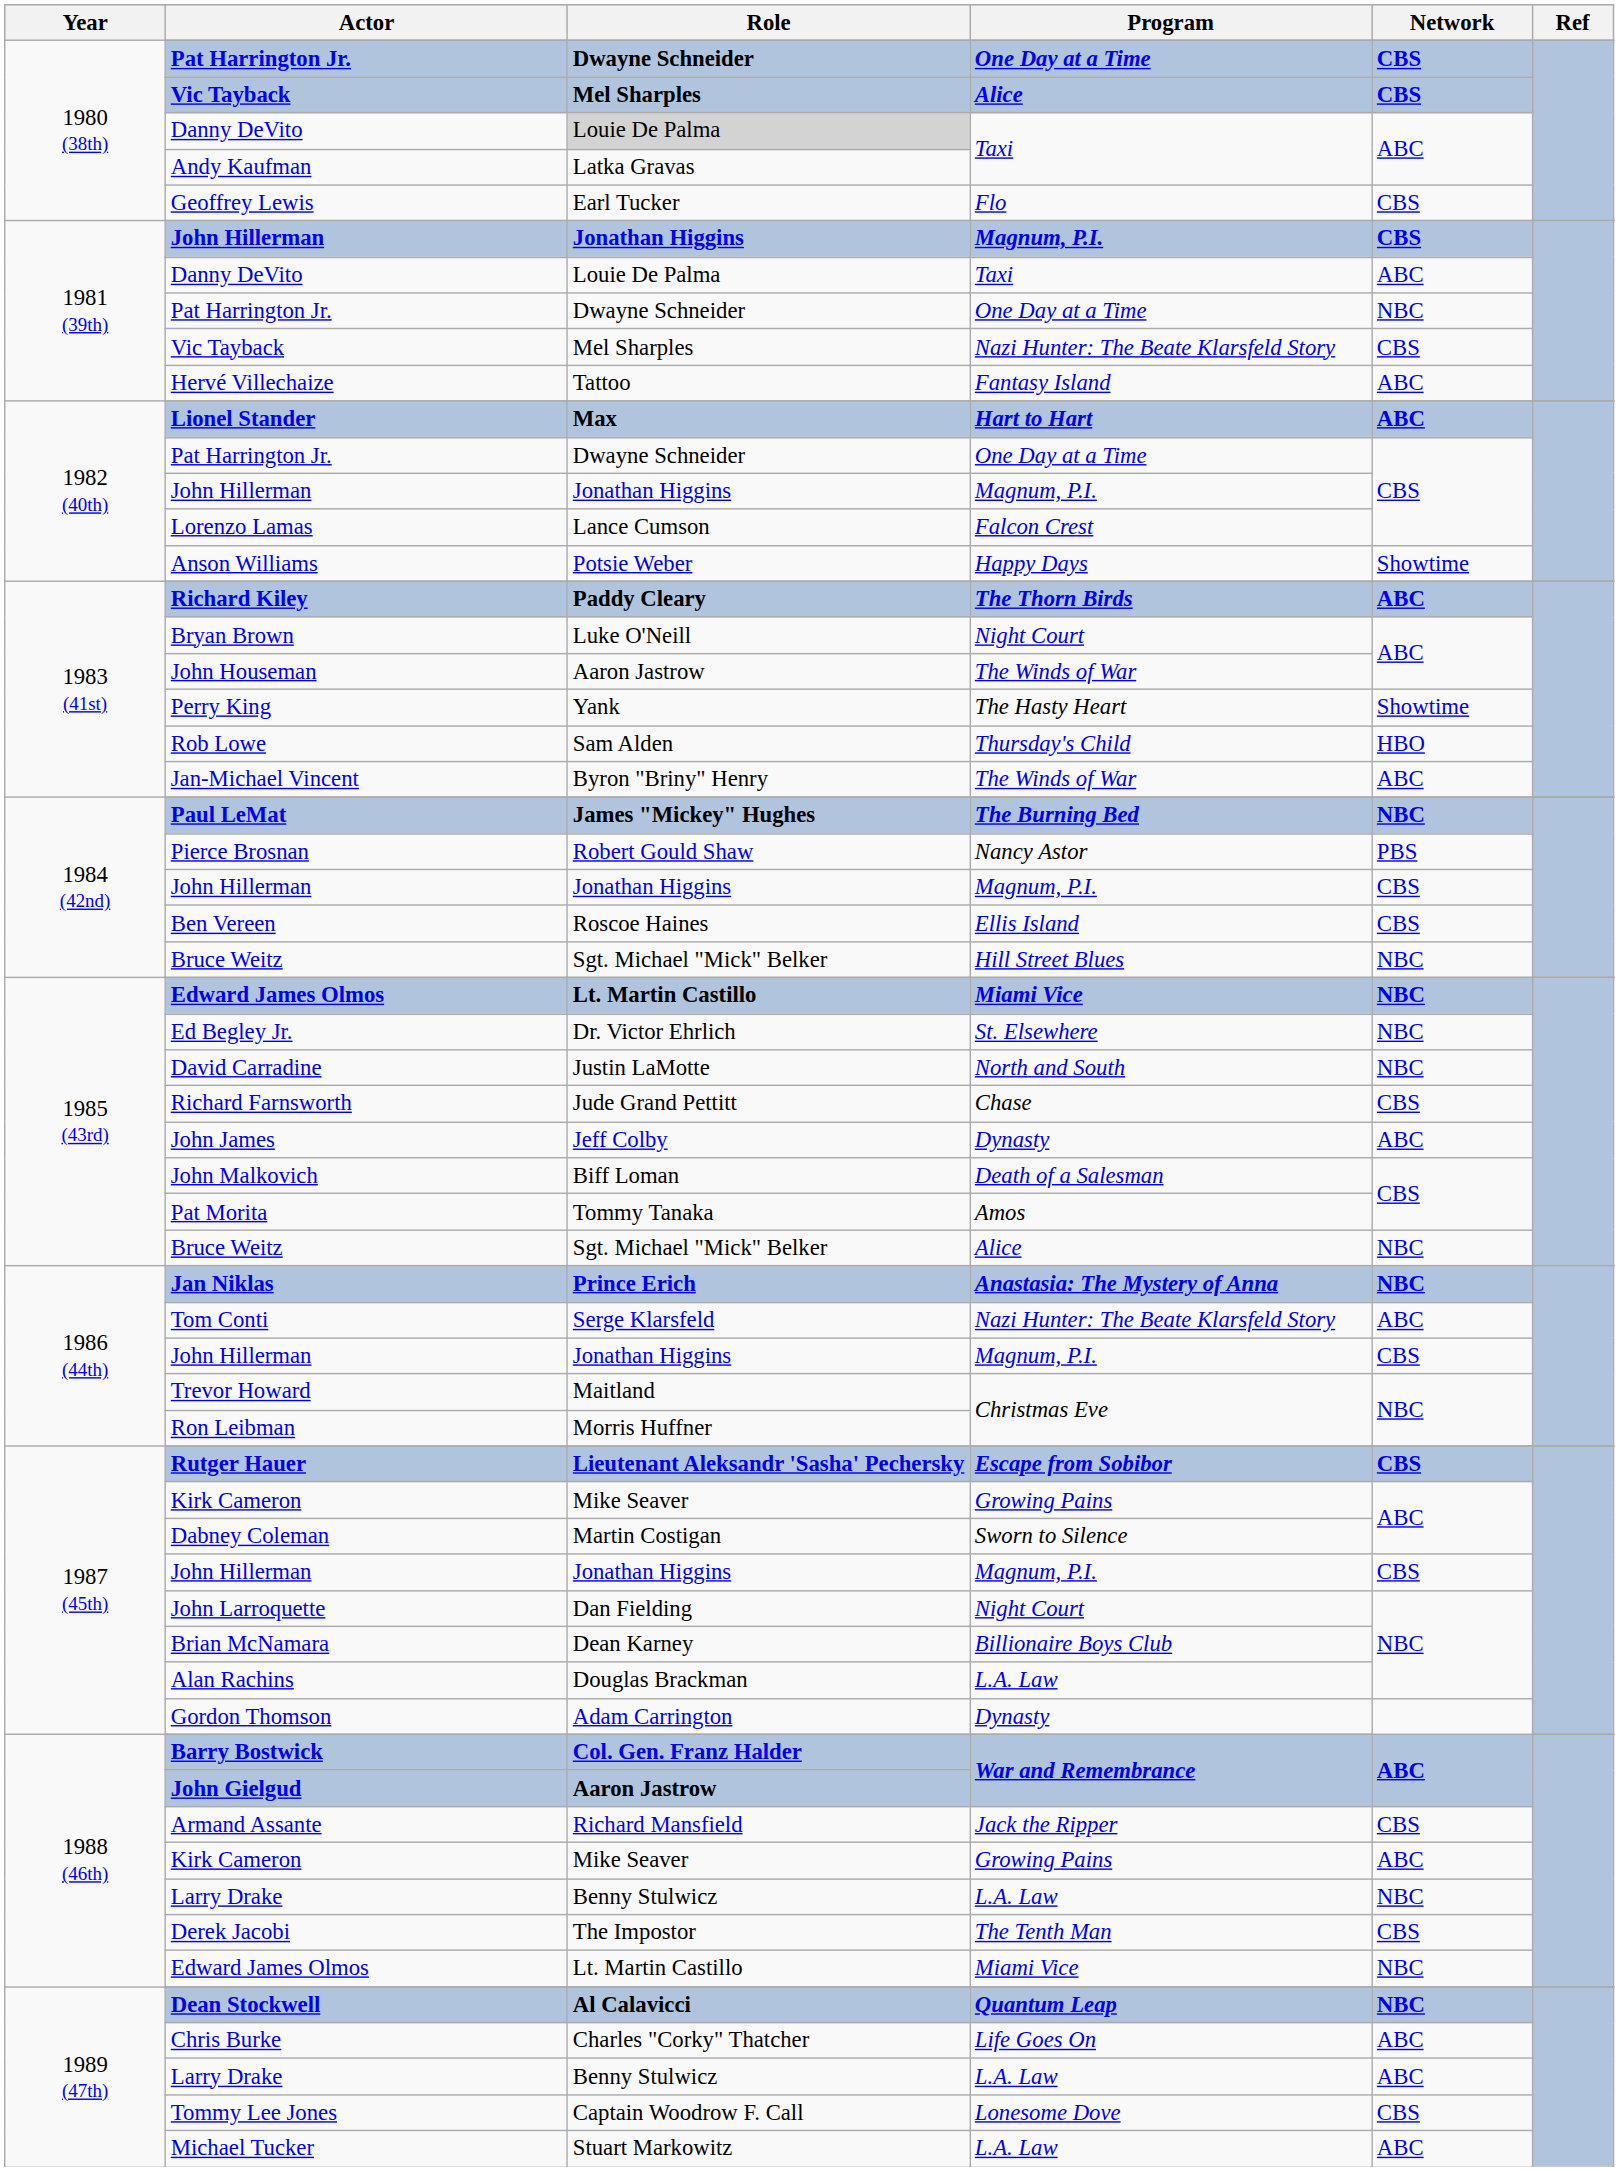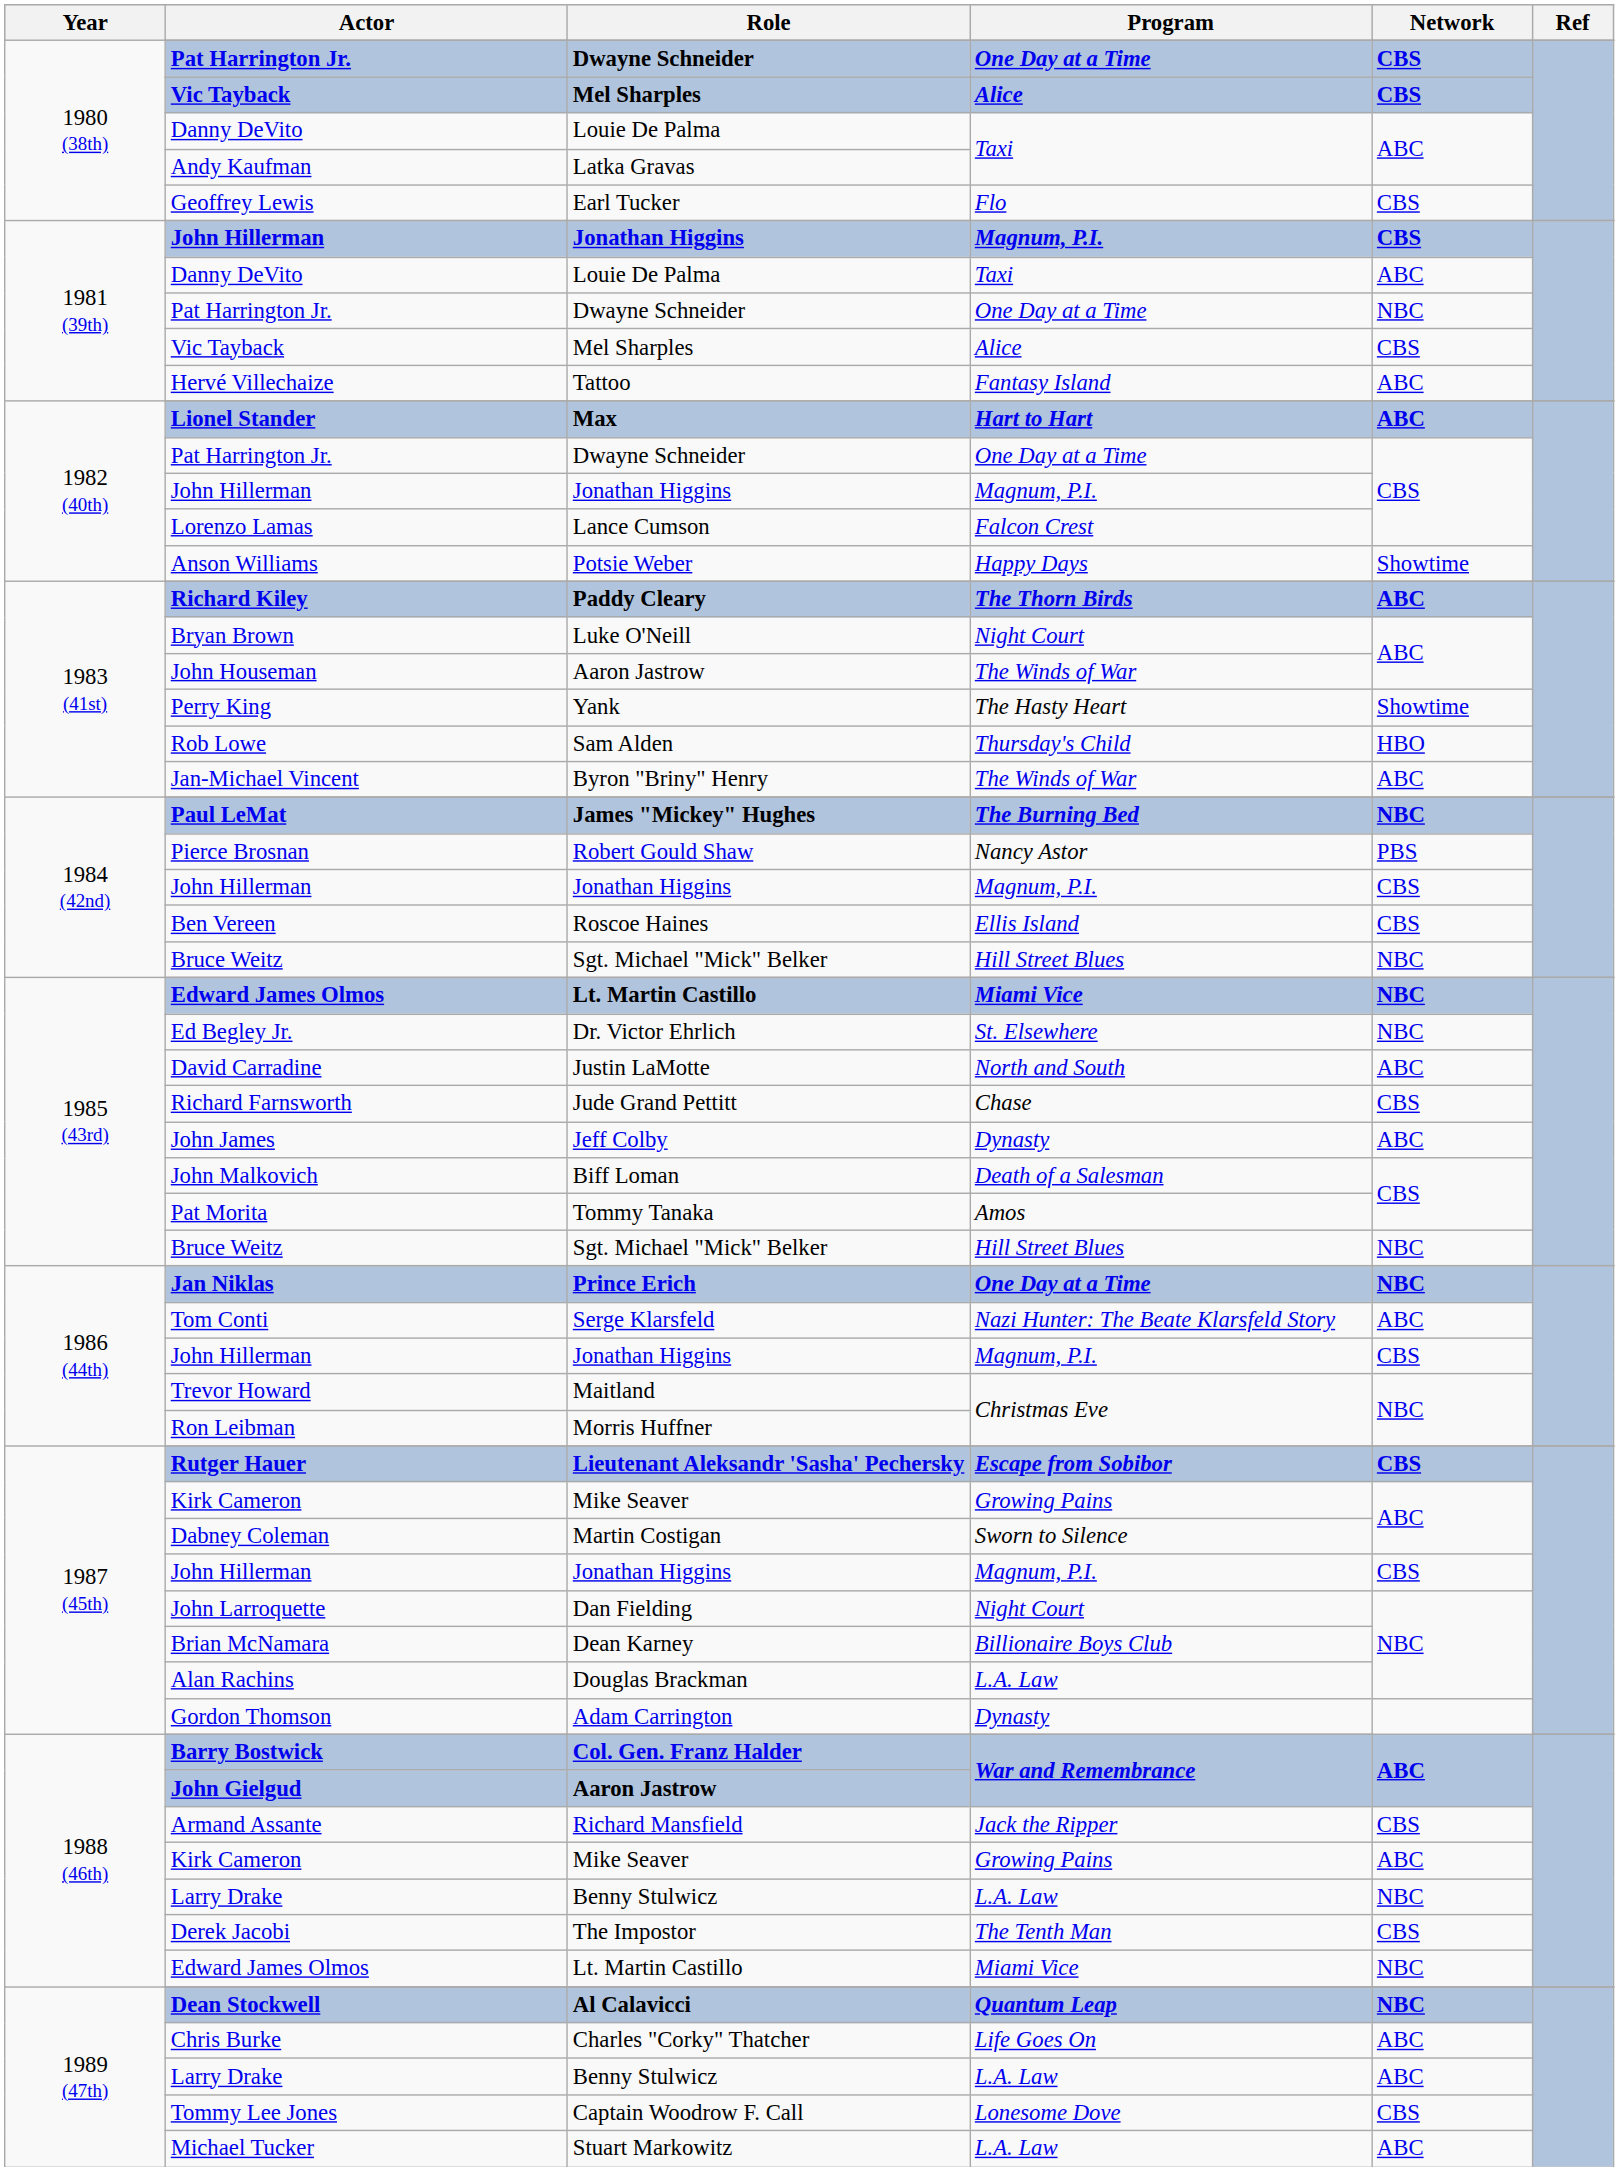(647, 130) lightgrey background -> (647, 130) no background
(1155, 346) Nazi Hunter: The Beate Klarsfeld Story -> (998, 346) Alice
(1400, 1067) NBC -> (1400, 1067) ABC
(998, 1247) Alice -> (1050, 1247) Hill Street Blues
(1127, 1283) Anastasia: The Mystery of Anna -> (1063, 1283) One Day at a Time
